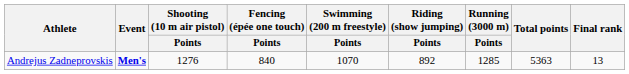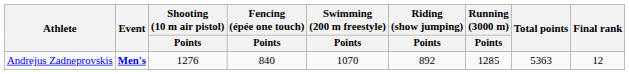(598, 61) 13 -> (598, 61) 12
